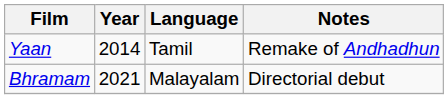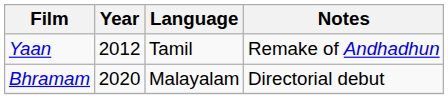(120, 49) 2014 -> (120, 49) 2012
(120, 78) 2021 -> (120, 78) 2020
